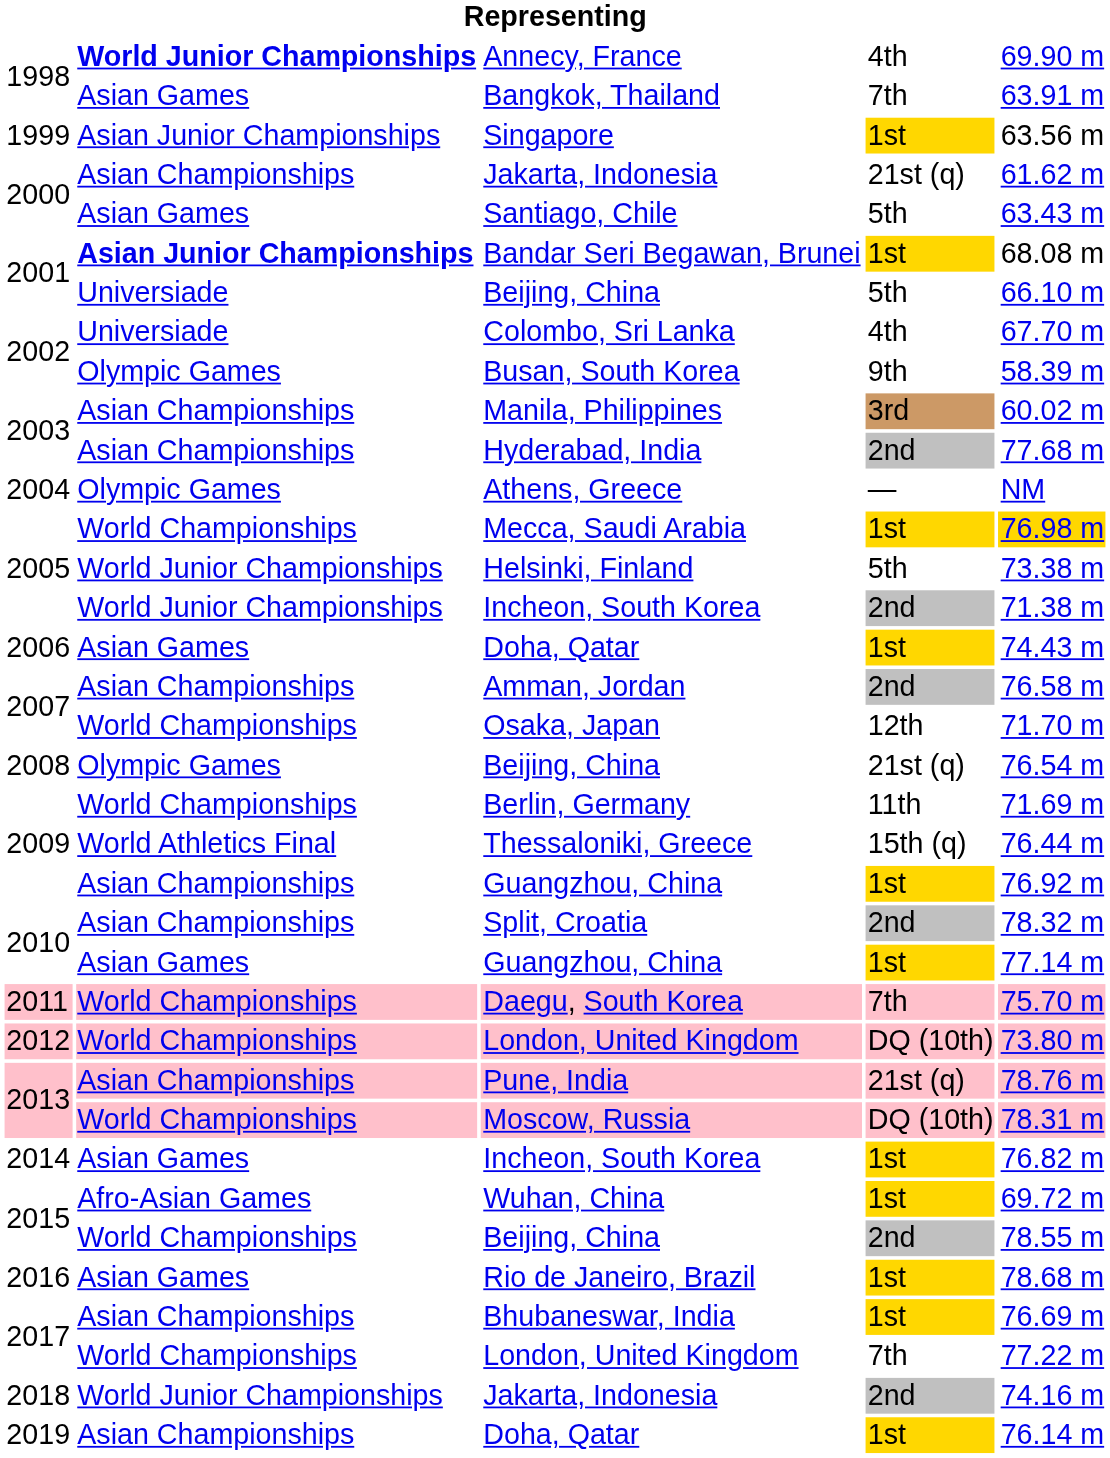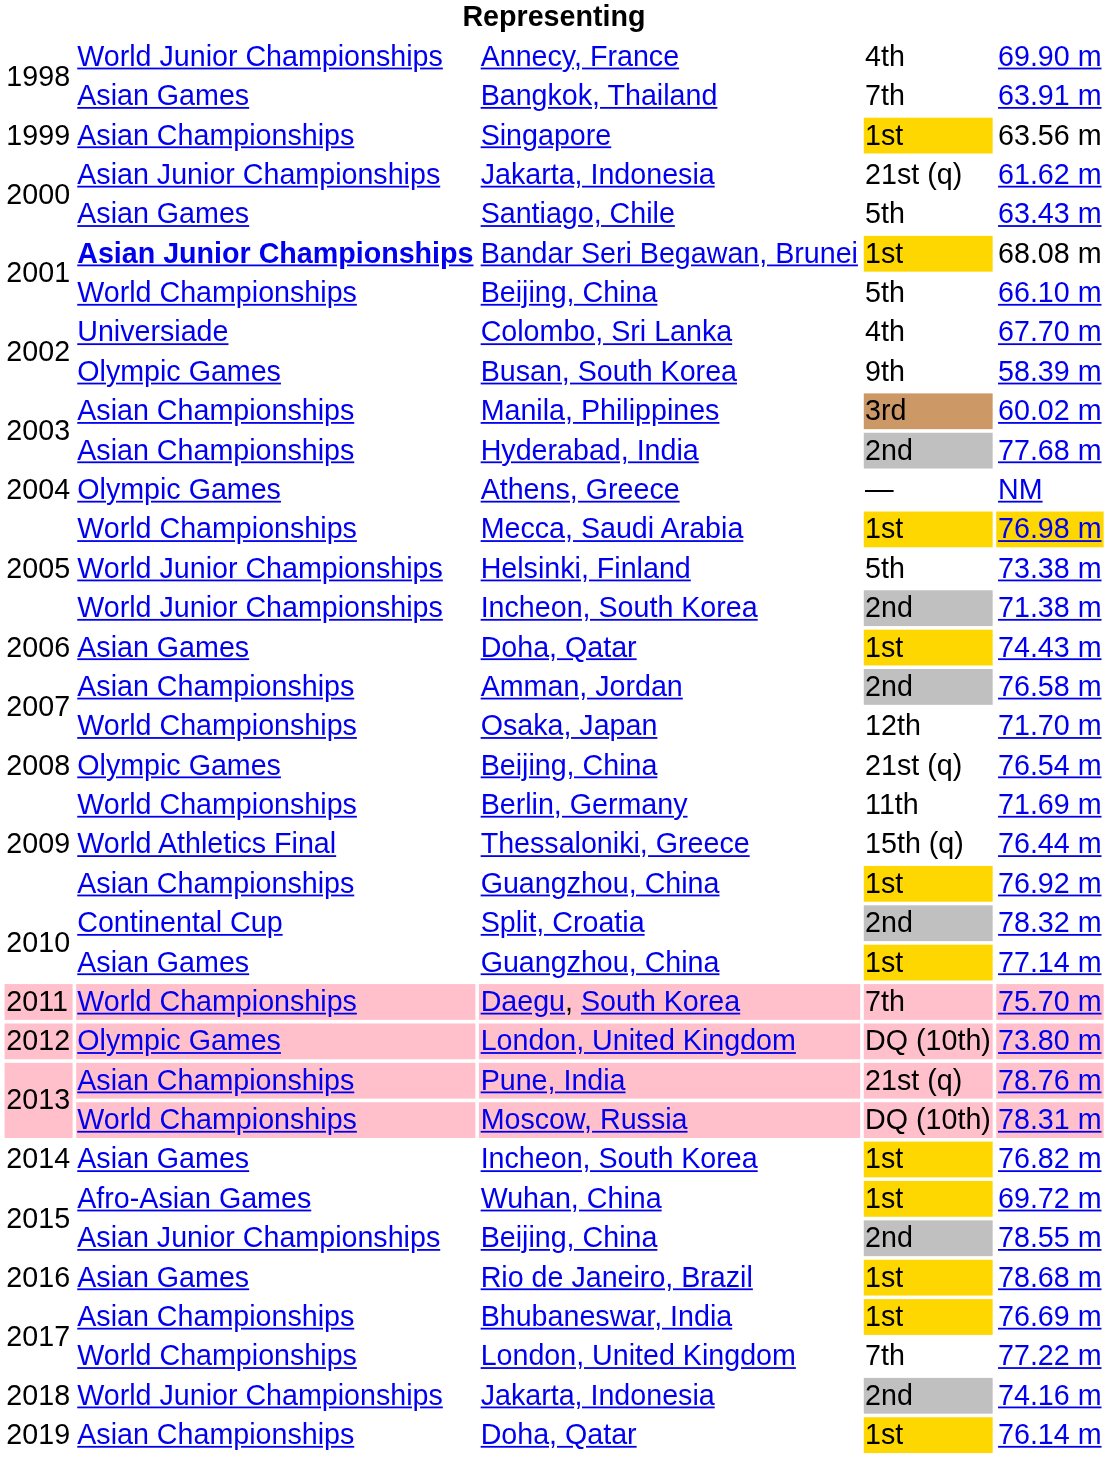(277, 56) bold -> (260, 56) normal
(259, 135) Asian Junior Championships -> (216, 135) Asian Championships
(216, 174) Asian Championships -> (259, 174) Asian Junior Championships
(153, 292) Universiade -> (217, 292) World Championships
(216, 922) Asian Championships -> (180, 922) Continental Cup
(217, 1040) World Championships -> (179, 1040) Olympic Games
(217, 1237) World Championships -> (259, 1237) Asian Junior Championships
